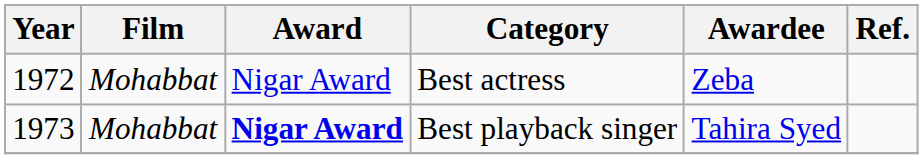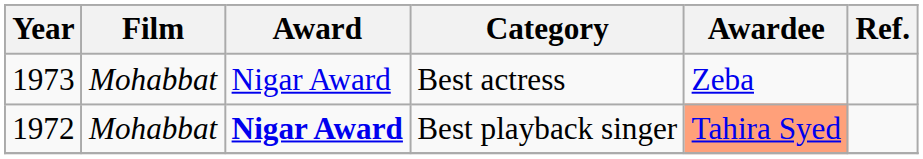(43, 78) 1972 -> (43, 78) 1973
(43, 128) 1973 -> (43, 128) 1972
(766, 128) no background -> (766, 128) lightsalmon background
